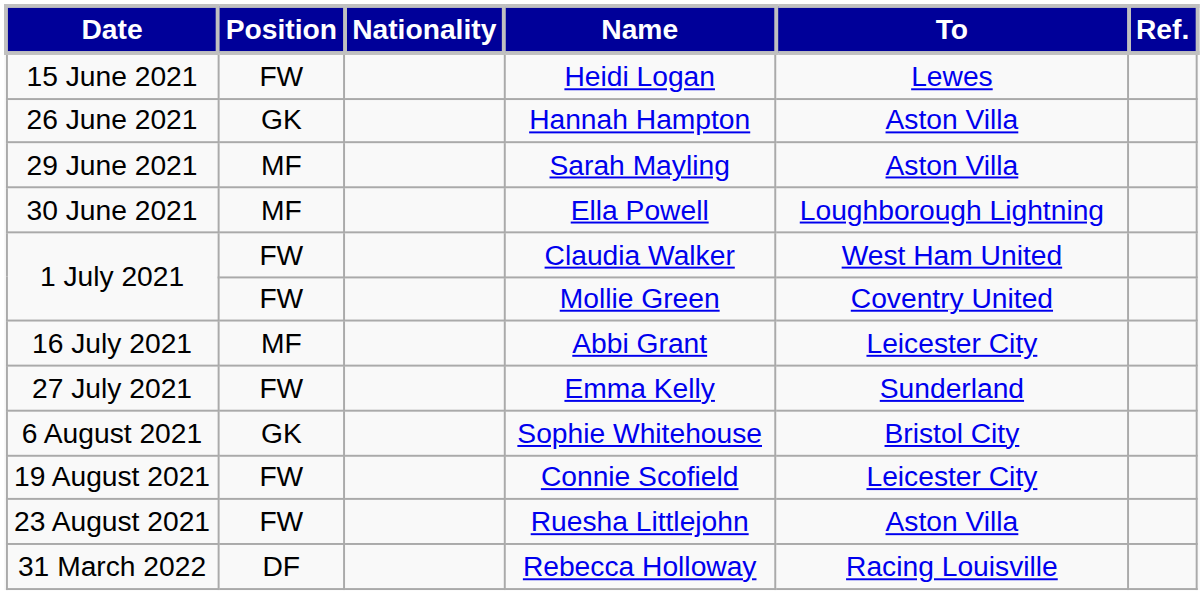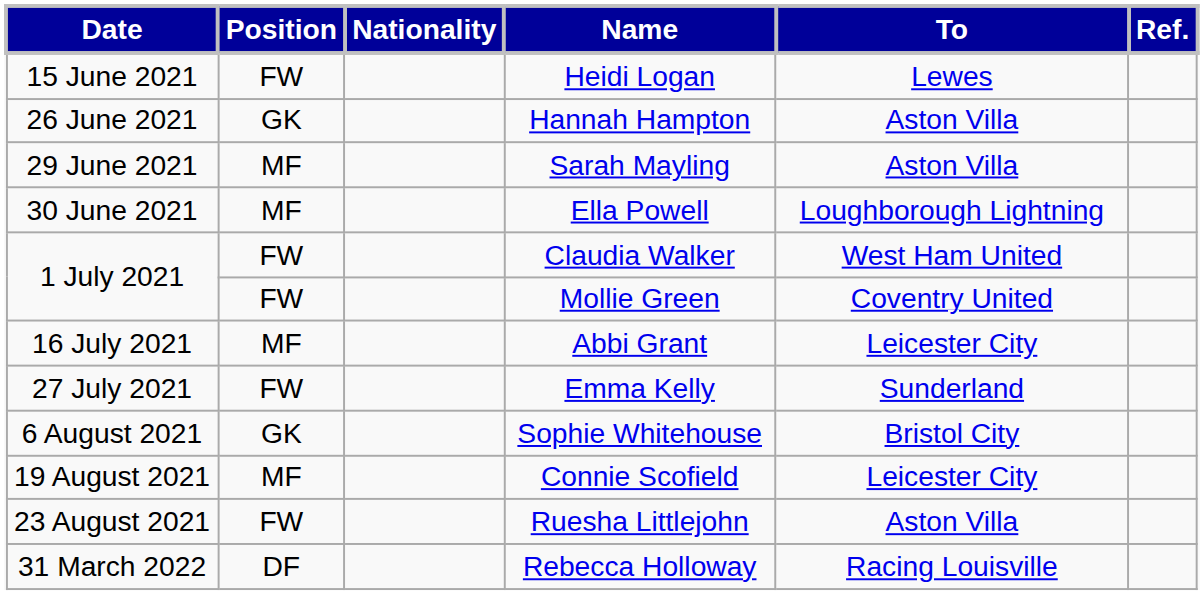(281, 477) FW -> (281, 477) MF
